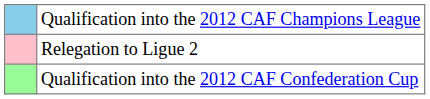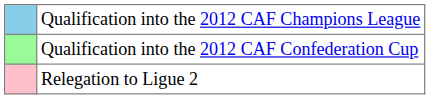rows swapped: (230, 78) <-> (119, 49)
